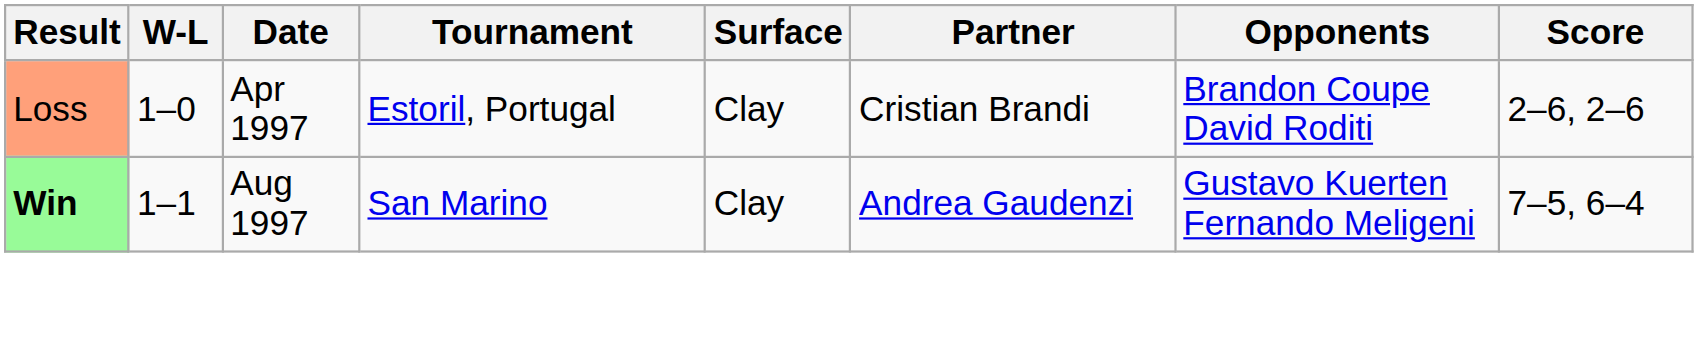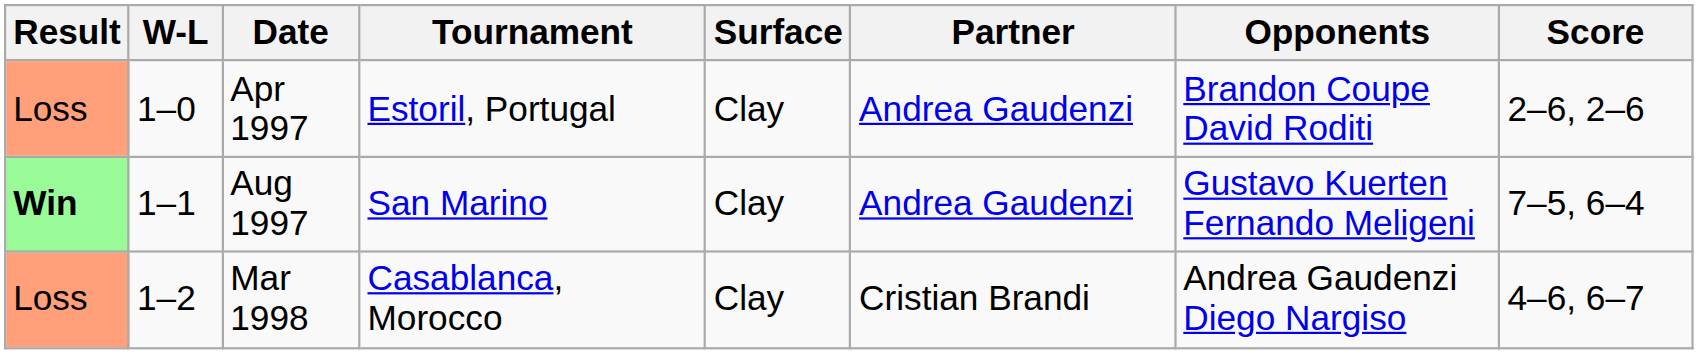(975, 108) Cristian Brandi -> (996, 108) Andrea Gaudenzi
+ row: (269, 298)
